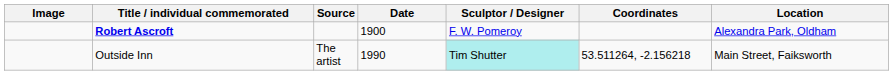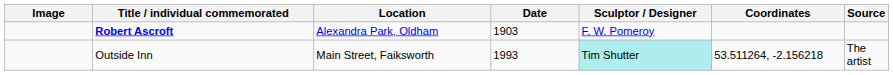columns swapped: (800, 13) <-> (336, 13)
(373, 31) 1900 -> (506, 31) 1903
(373, 55) 1990 -> (506, 55) 1993
